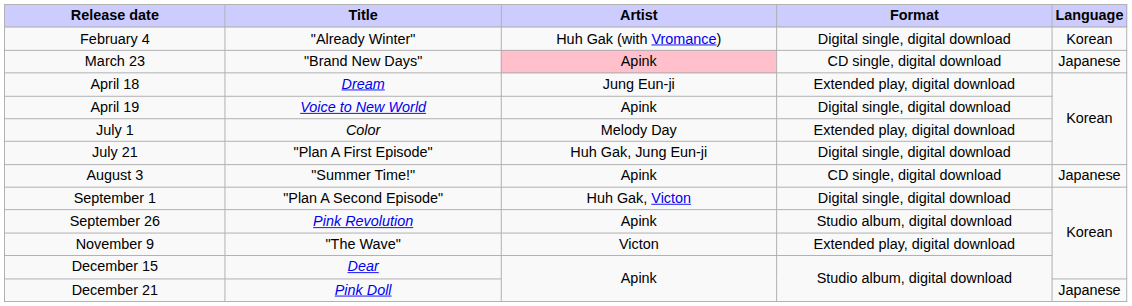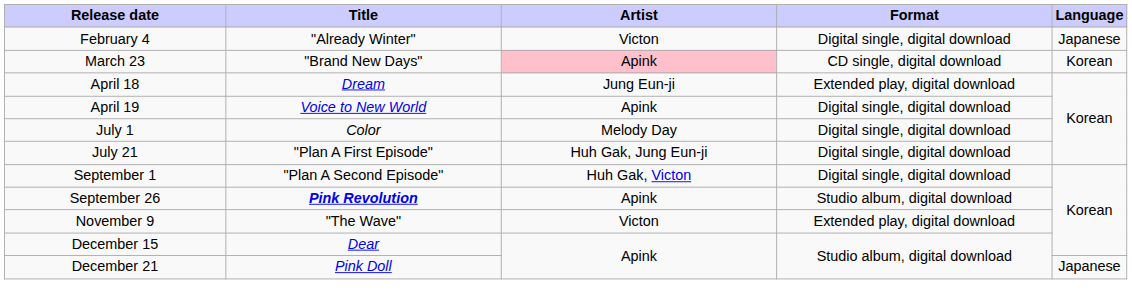(639, 38) Huh Gak (with Vromance) -> (639, 38) Victon
(1089, 38) Korean -> (1089, 38) Japanese
(1089, 61) Japanese -> (1089, 61) Korean
(914, 130) Extended play, digital download -> (914, 130) Digital single, digital download
- row: (115, 175)
(363, 221) normal -> (363, 198) bold
